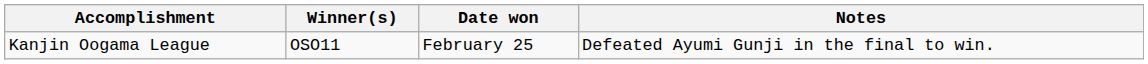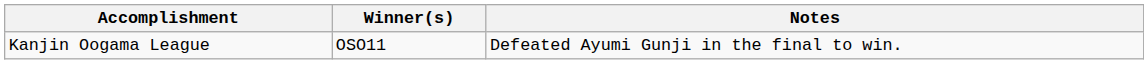- column: (498, 18)
